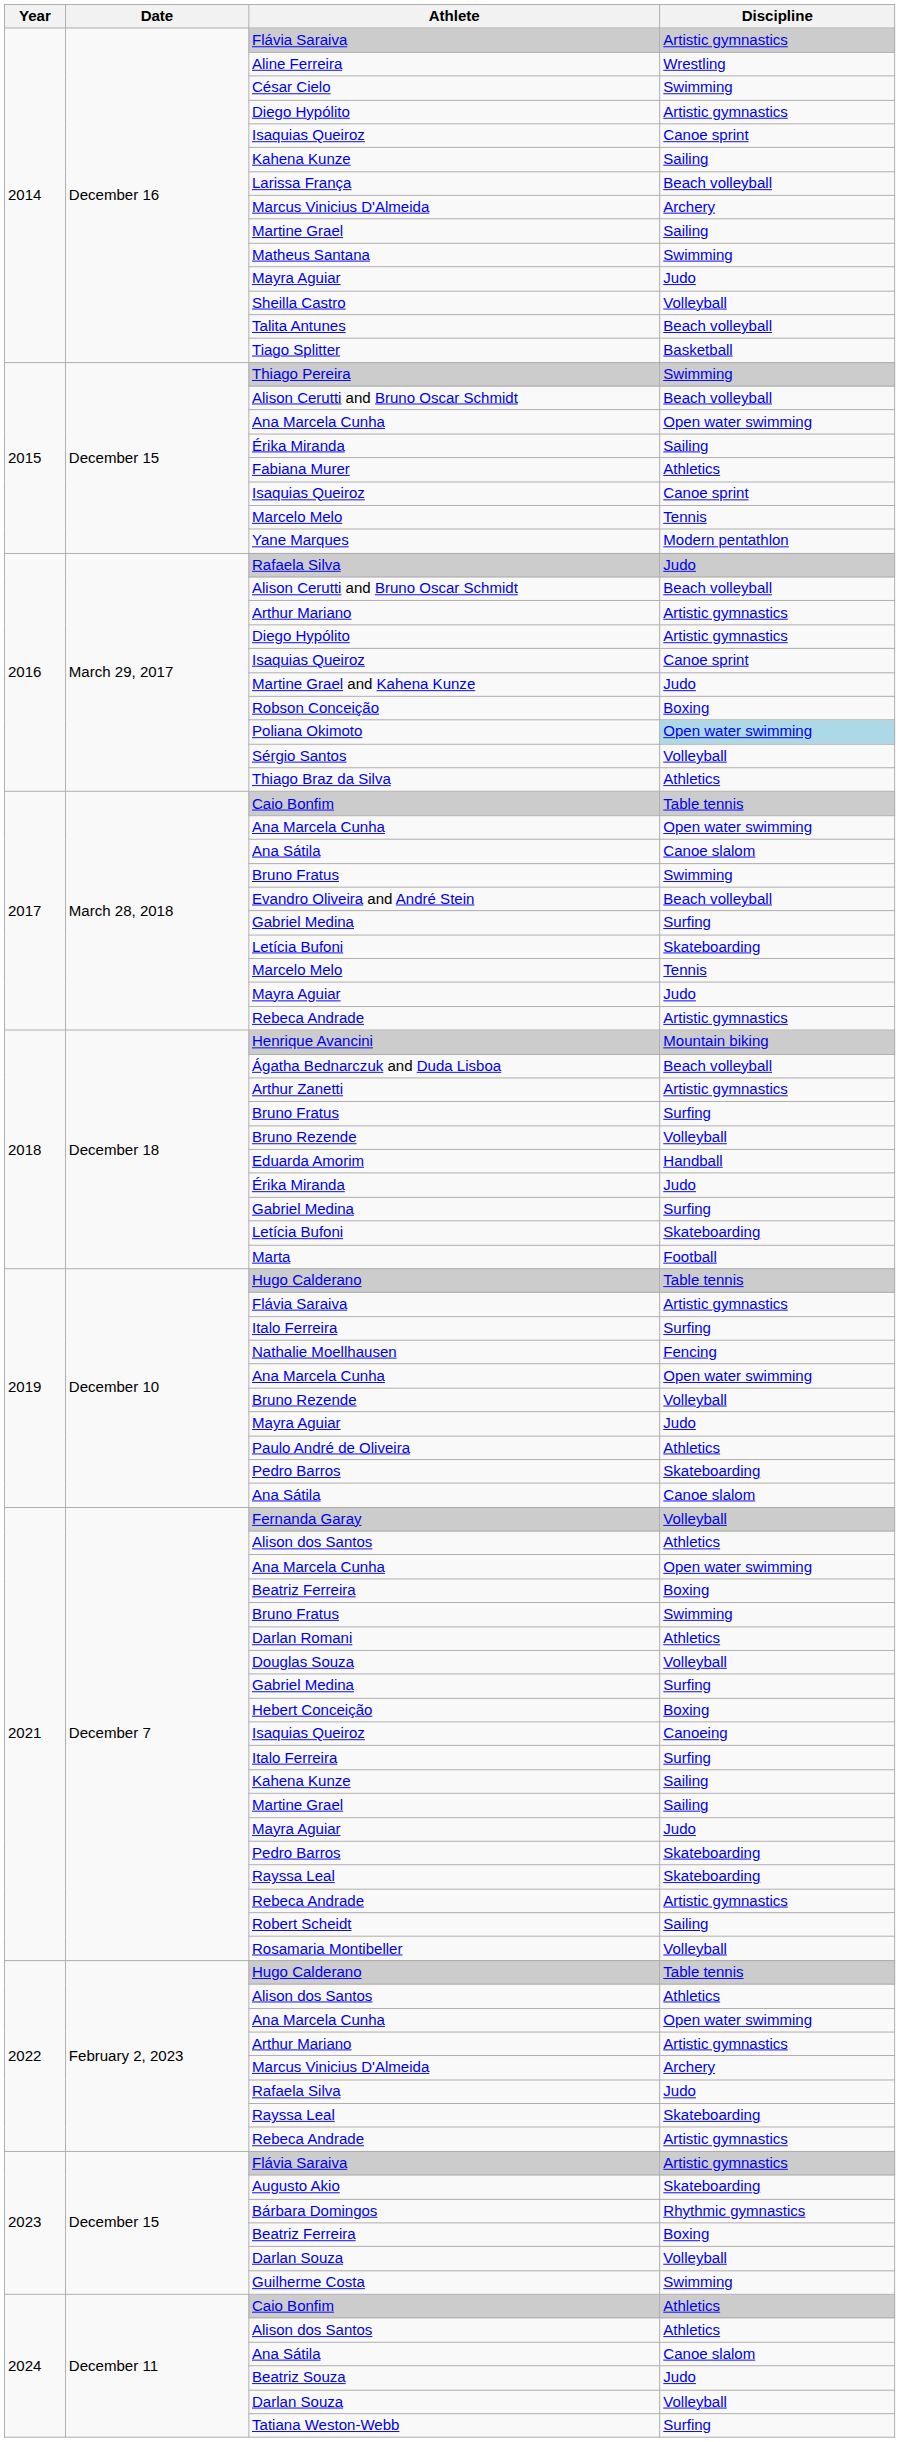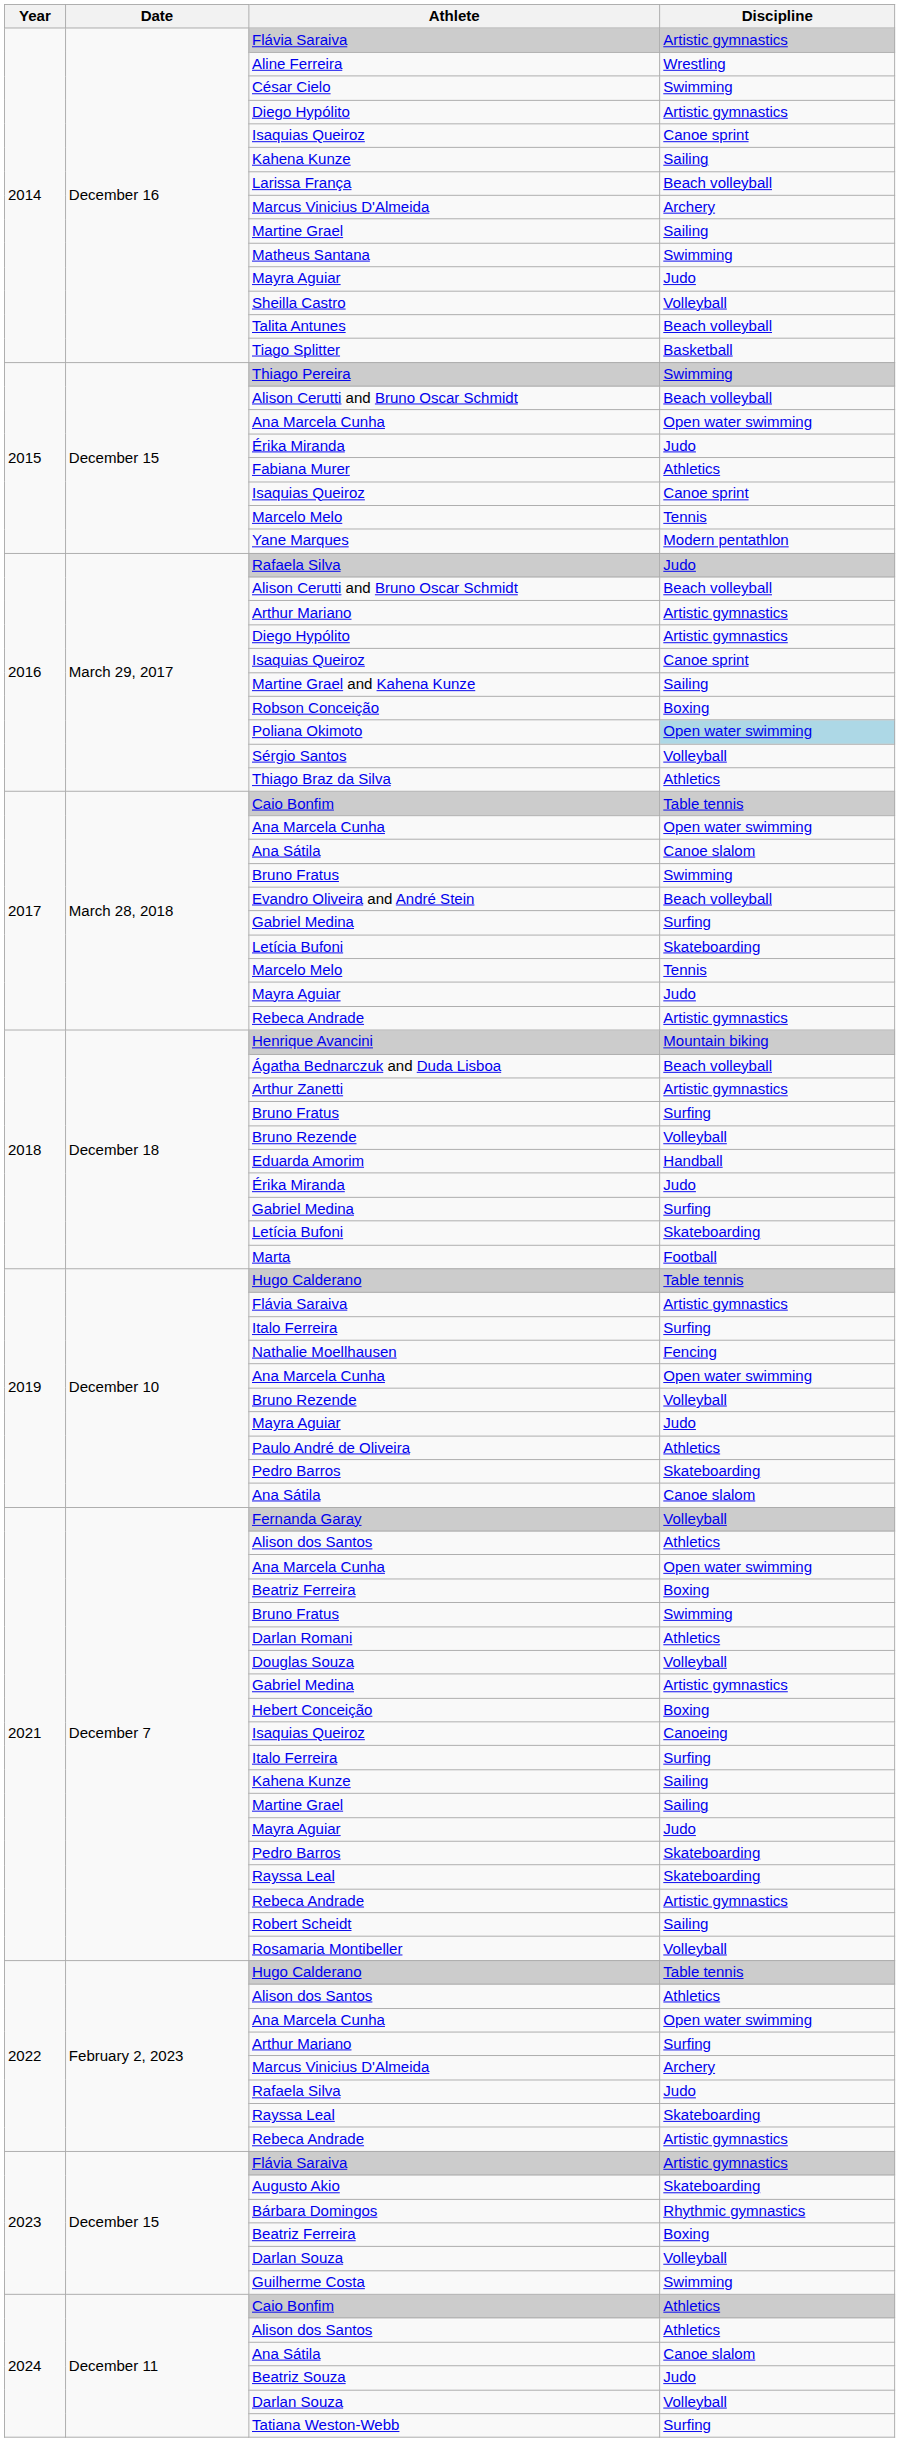(686, 445) Sailing -> (680, 445) Judo
(680, 684) Judo -> (686, 684) Sailing
(687, 1686) Surfing -> (726, 1686) Artistic gymnastics
(726, 2043) Artistic gymnastics -> (687, 2043) Surfing
